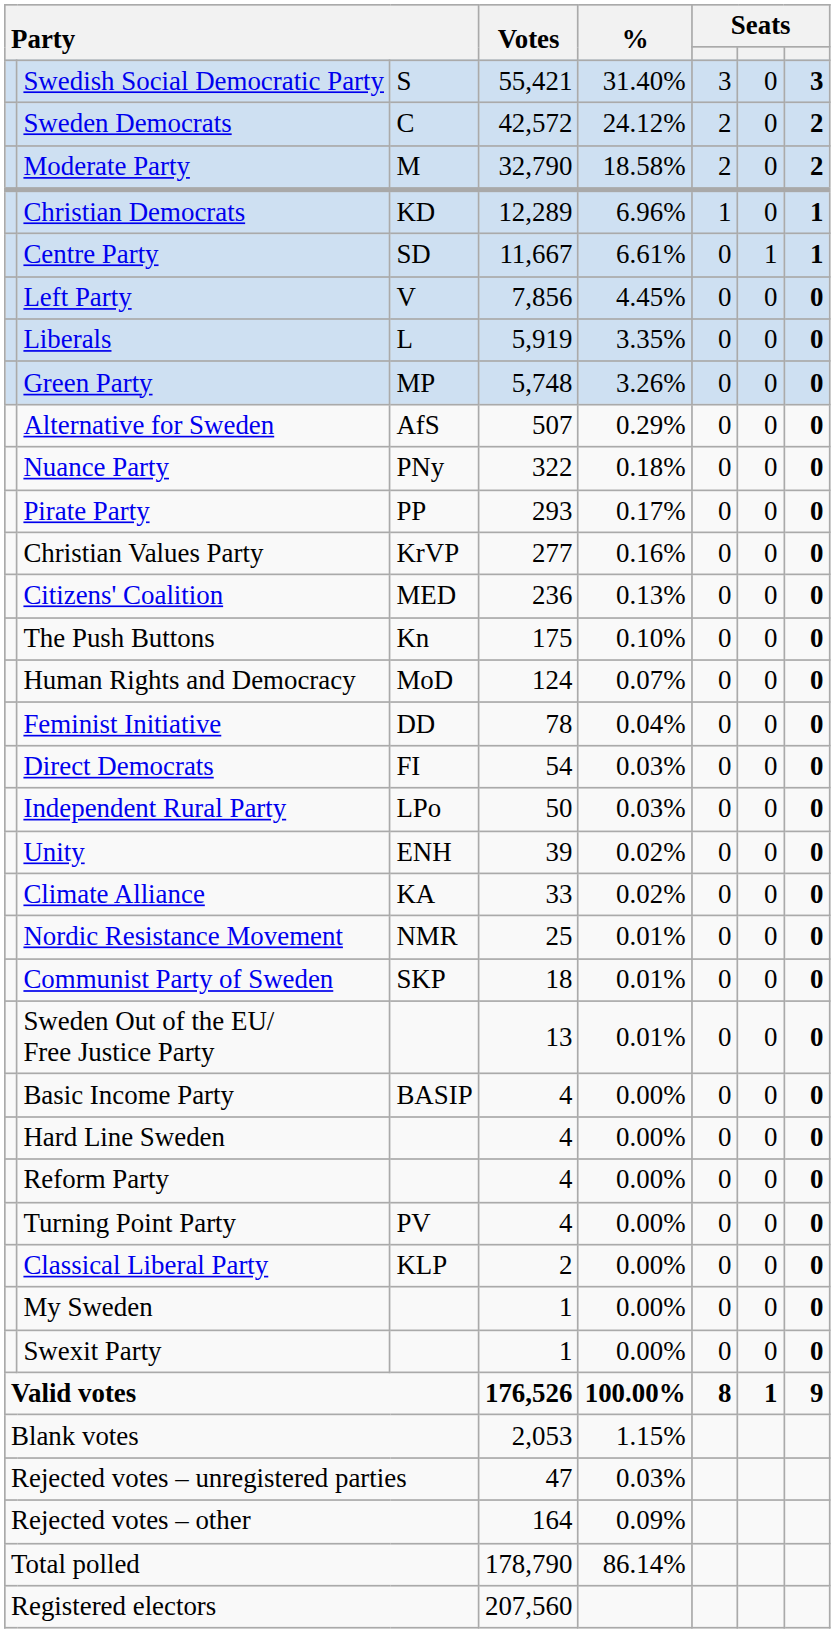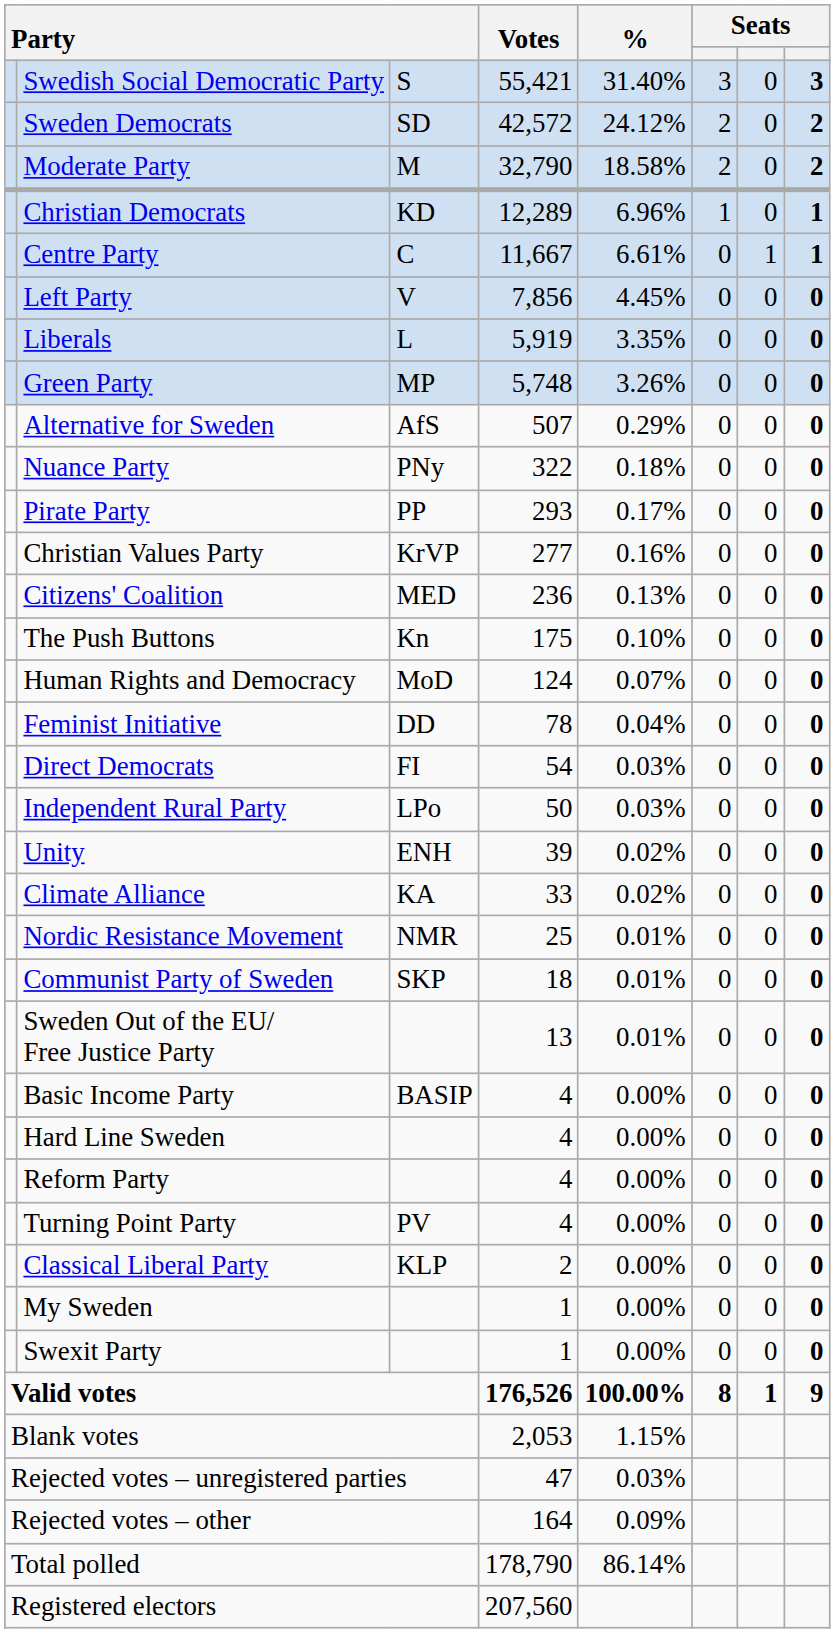(405, 123) C -> (414, 123) SD
(414, 254) SD -> (405, 254) C
